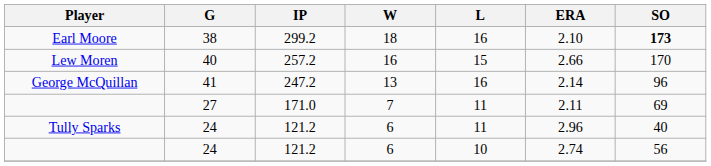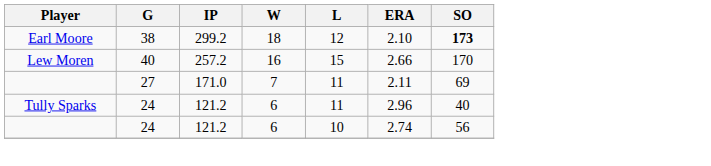(480, 37) 16 -> (337, 37) 12
- row: (85, 82)
